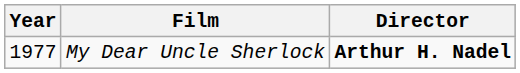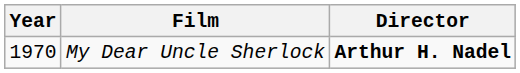(33, 53) 1977 -> (33, 53) 1970
